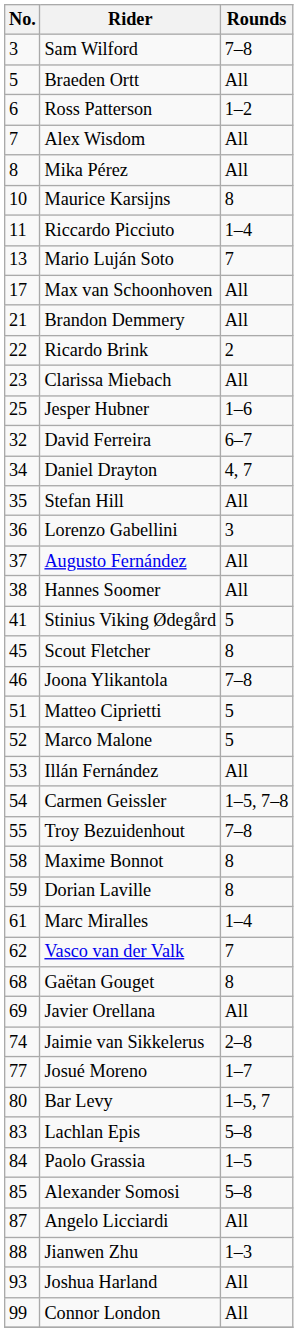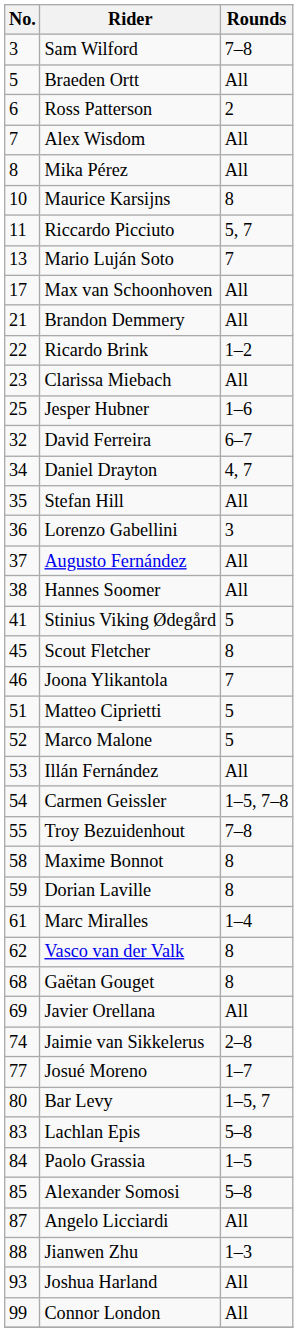(238, 109) 1–2 -> (229, 109) 2
(238, 229) 1–4 -> (238, 229) 5, 7
(229, 349) 2 -> (238, 349) 1–2
(238, 680) 7–8 -> (229, 680) 7
(229, 951) 7 -> (229, 951) 8
